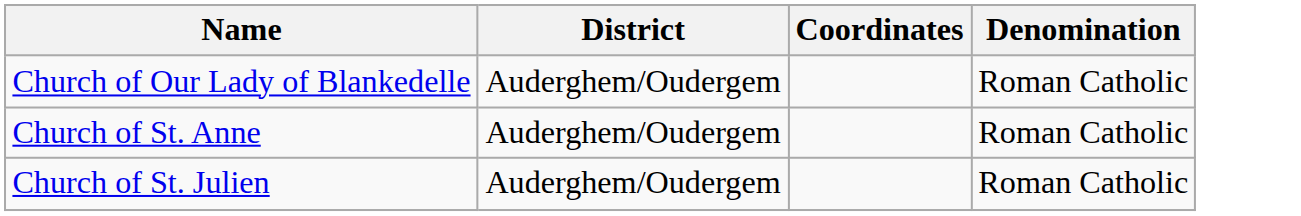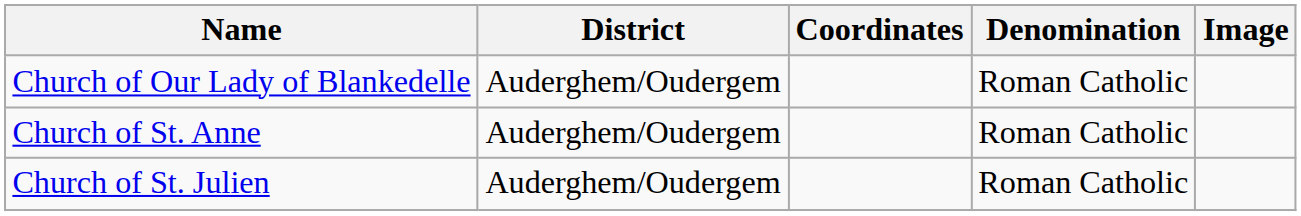+ column: (1246, 30)
